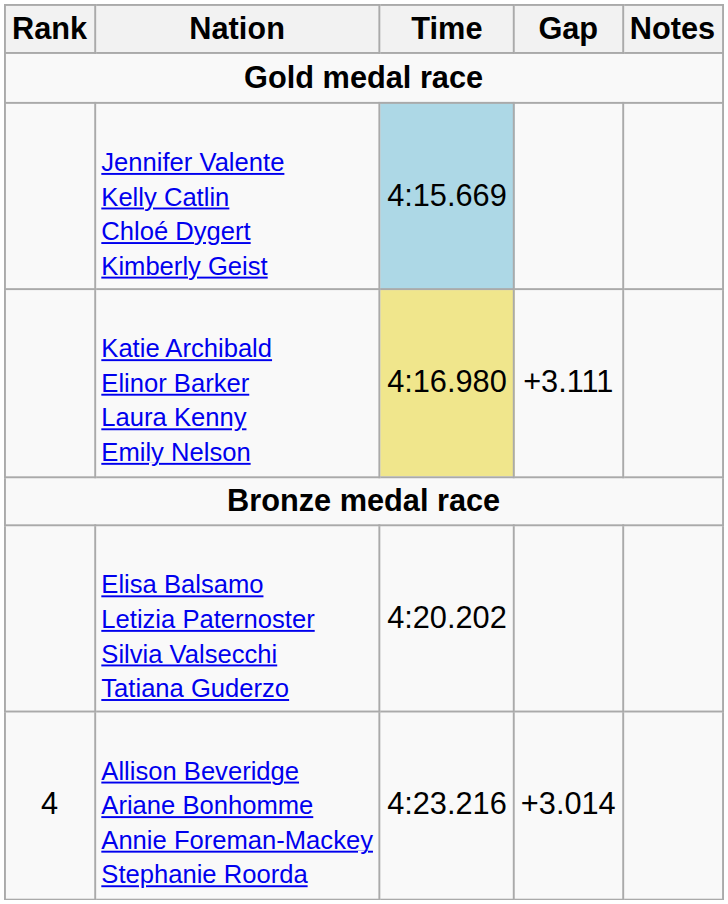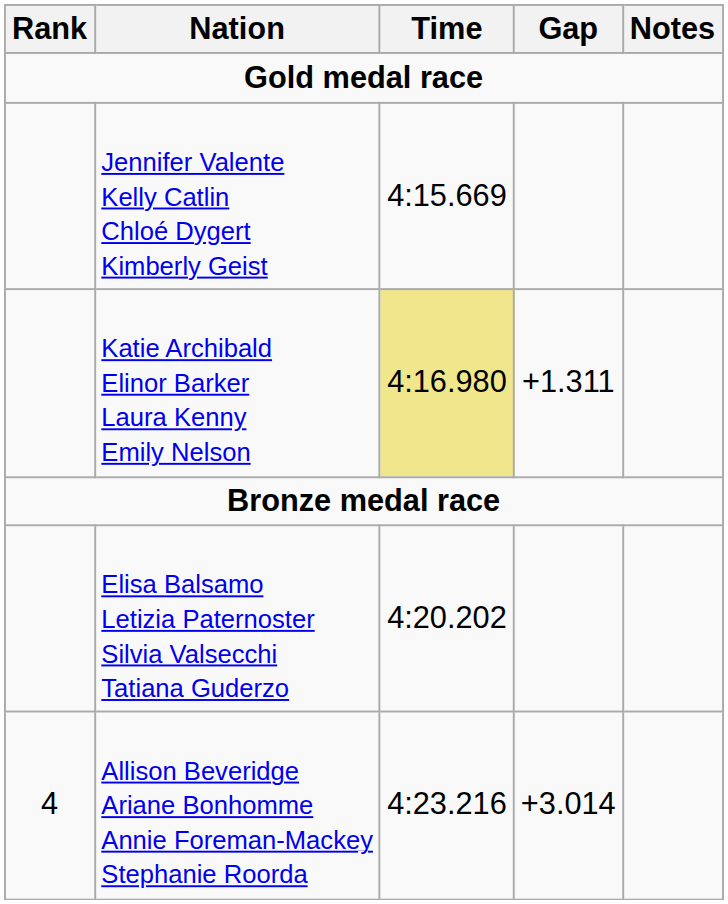(447, 195) lightblue background -> (447, 195) no background
(568, 382) +3.111 -> (568, 382) +1.311
